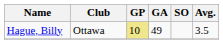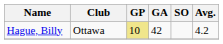(157, 30) 49 -> (157, 30) 42
(202, 30) 3.5 -> (202, 30) 4.2
